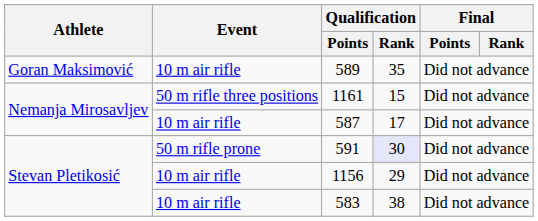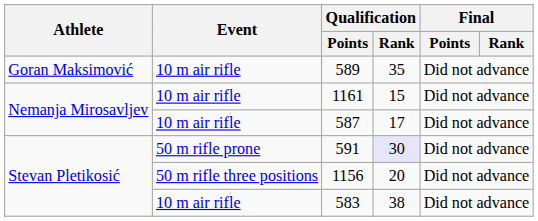(237, 96) 50 m rifle three positions -> (198, 96) 10 m air rifle
(198, 176) 10 m air rifle -> (237, 176) 50 m rifle three positions
(397, 176) 29 -> (397, 176) 20
